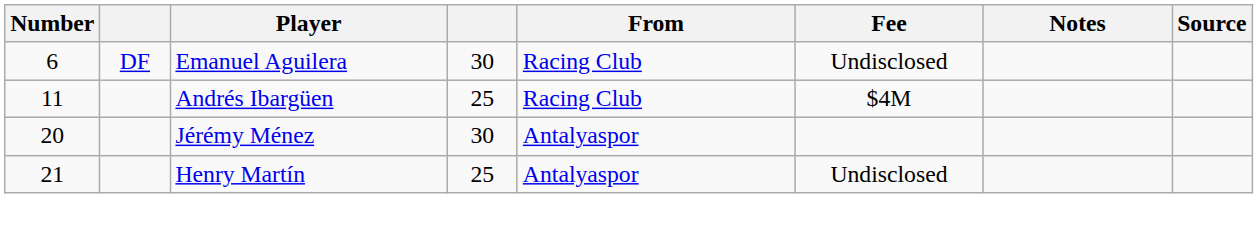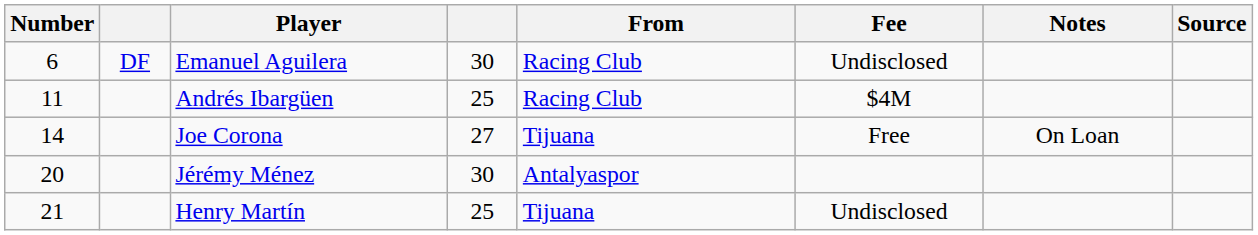+ row: (229, 135)
(581, 173) Antalyaspor -> (559, 211) Tijuana
